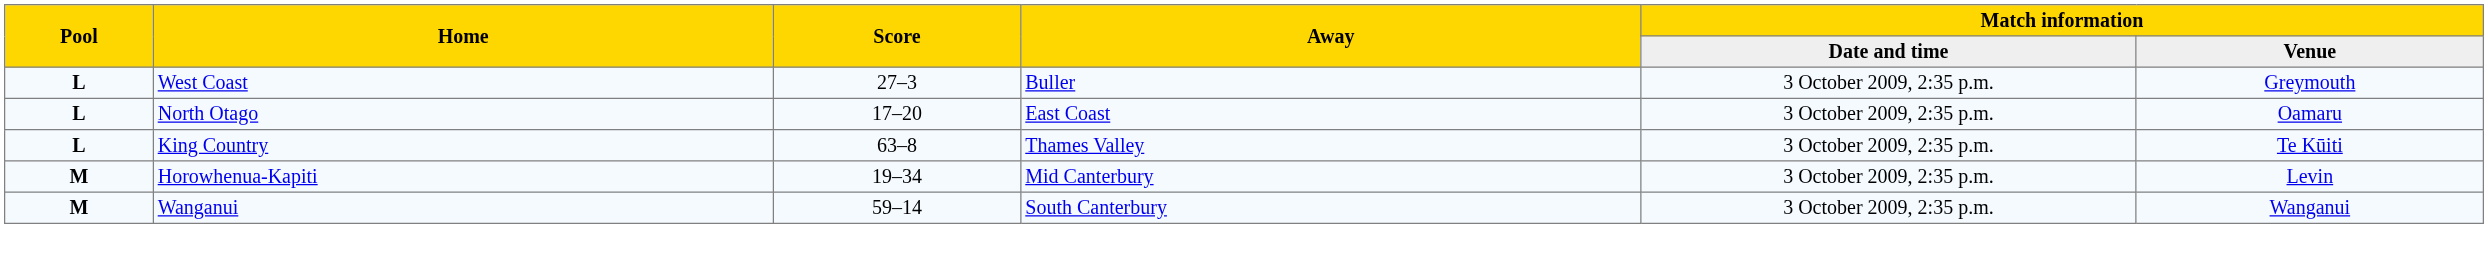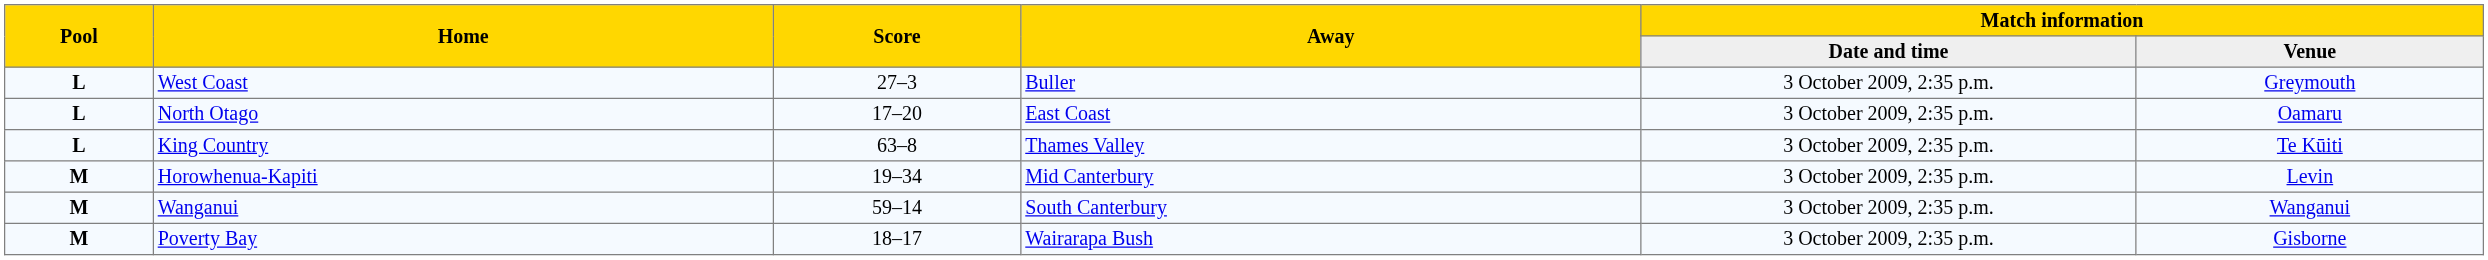+ row: (207, 238)
